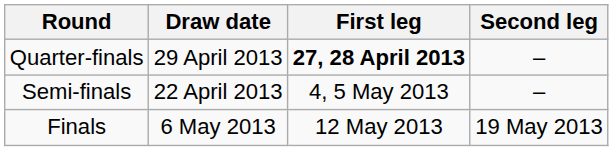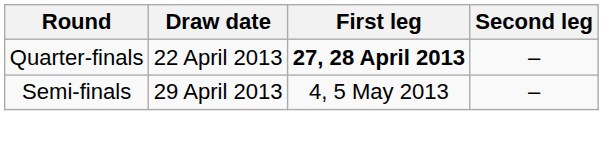(218, 57) 29 April 2013 -> (218, 57) 22 April 2013
(218, 92) 22 April 2013 -> (218, 92) 29 April 2013
- row: (77, 127)
